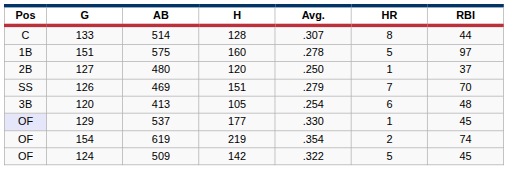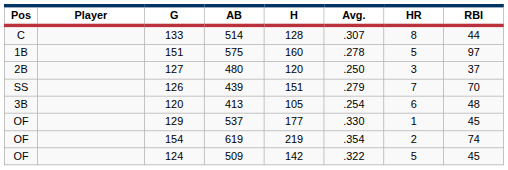+ column: (91, 15)
(389, 70) 1 -> (414, 70) 3
(161, 87) 469 -> (234, 87) 439
(25, 122) lavender background -> (21, 122) no background
